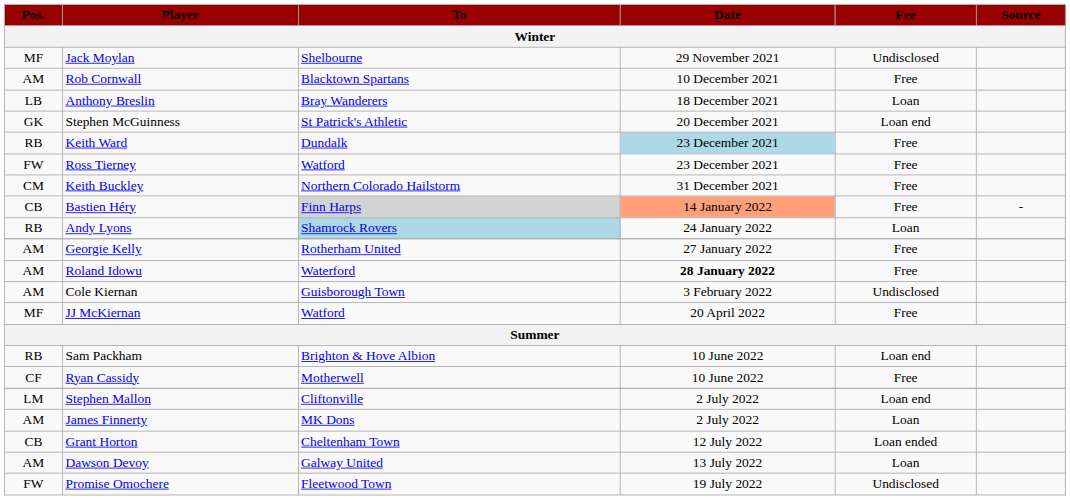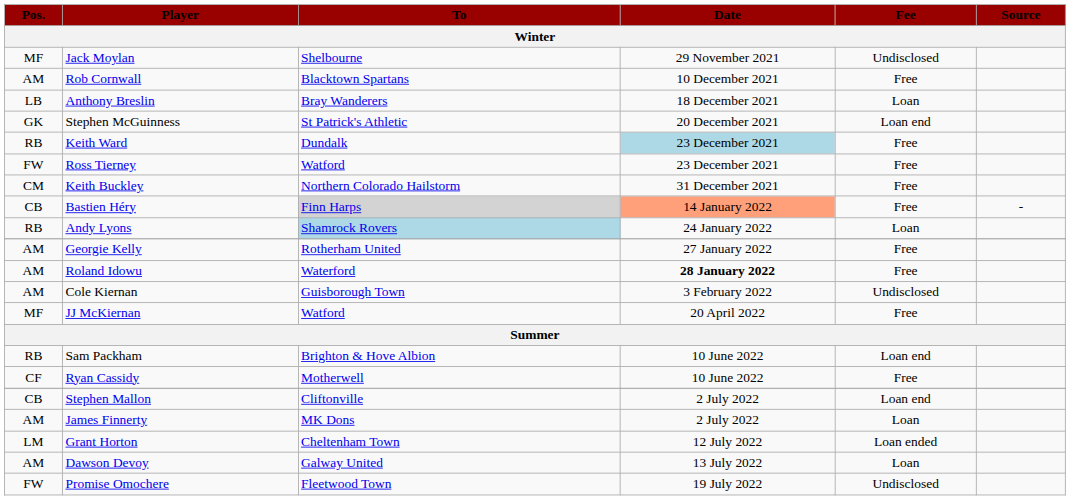(33, 398) LM -> (33, 398) CB
(33, 441) CB -> (33, 441) LM
